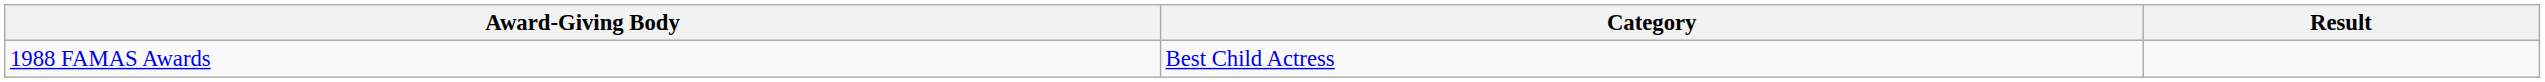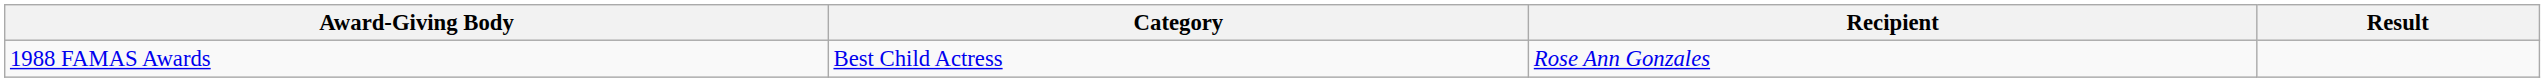+ column: (1893, 22)
